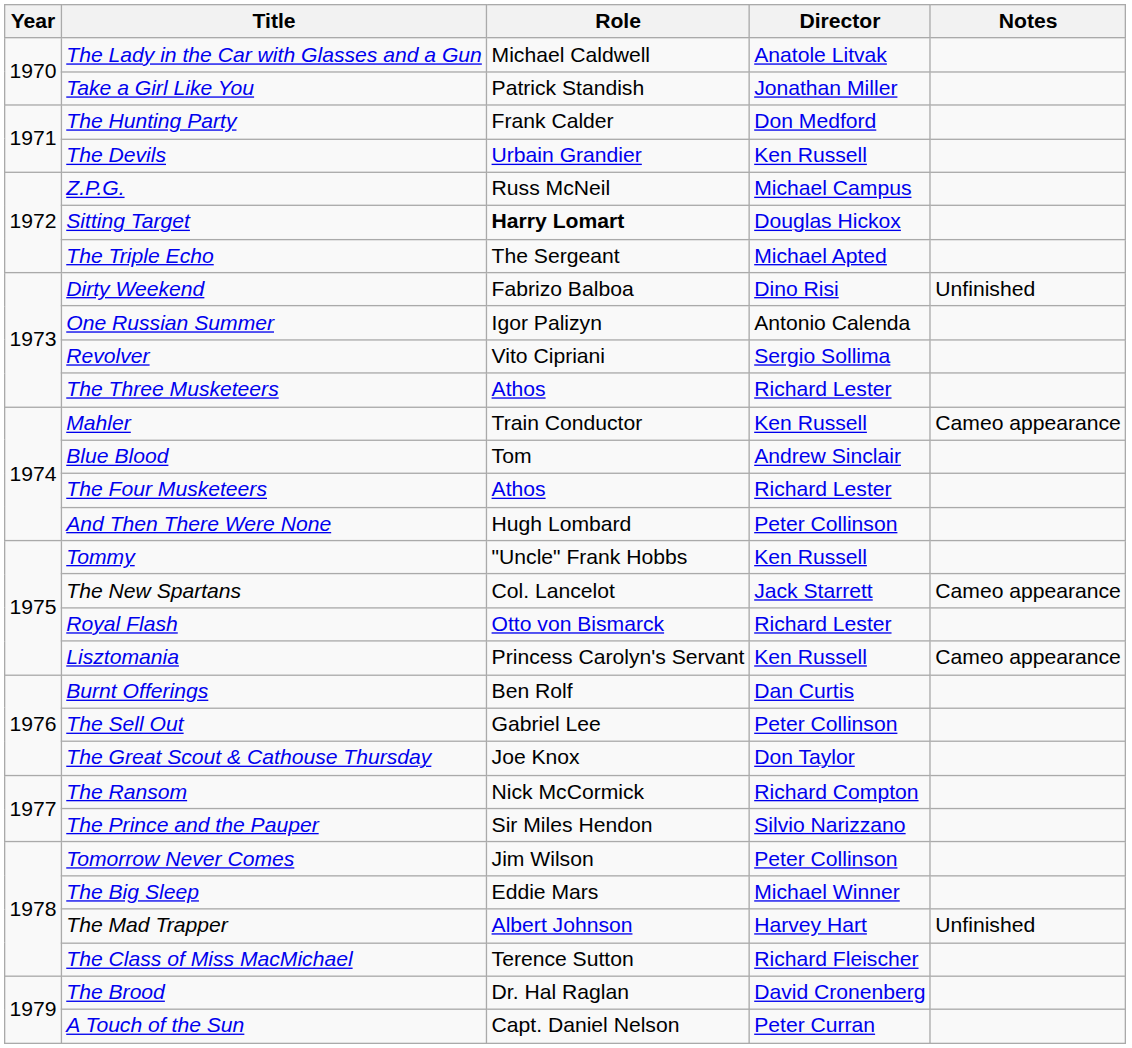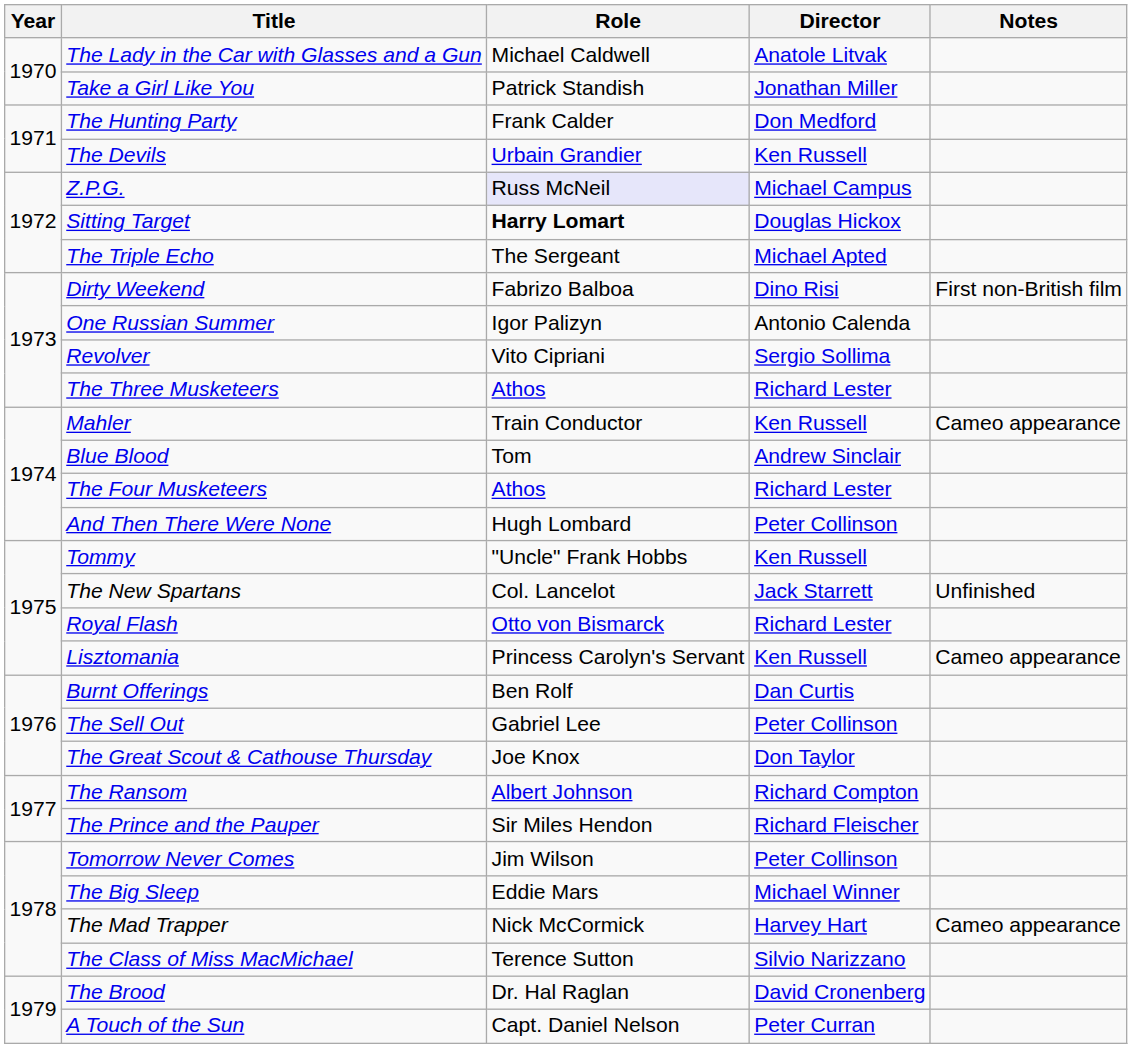(551, 188) no background -> (551, 188) lavender background
(985, 289) Unfinished -> (1029, 289) First non-British film
(1028, 590) Cameo appearance -> (985, 590) Unfinished
(568, 791) Nick McCormick -> (562, 791) Albert Johnson
(830, 825) Silvio Narizzano -> (836, 825) Richard Fleischer
(562, 925) Albert Johnson -> (568, 925) Nick McCormick
(985, 925) Unfinished -> (1028, 925) Cameo appearance
(836, 959) Richard Fleischer -> (830, 959) Silvio Narizzano
